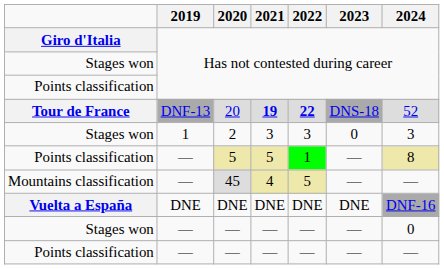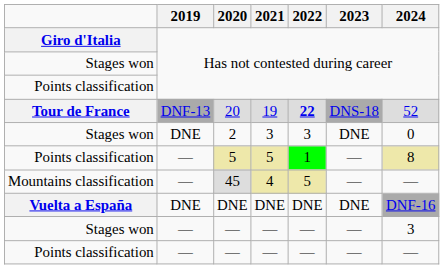(270, 110) bold -> (270, 110) normal
(185, 134) 1 -> (185, 134) DNE
(354, 134) 0 -> (354, 134) DNE
(411, 134) 3 -> (411, 134) 0
(411, 228) 0 -> (411, 228) 3
